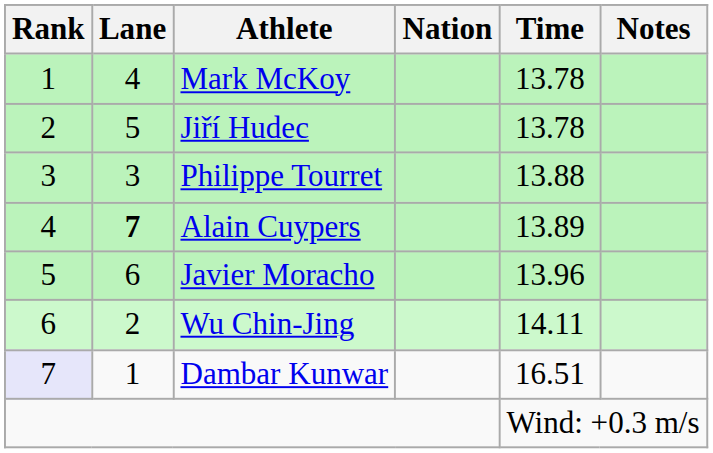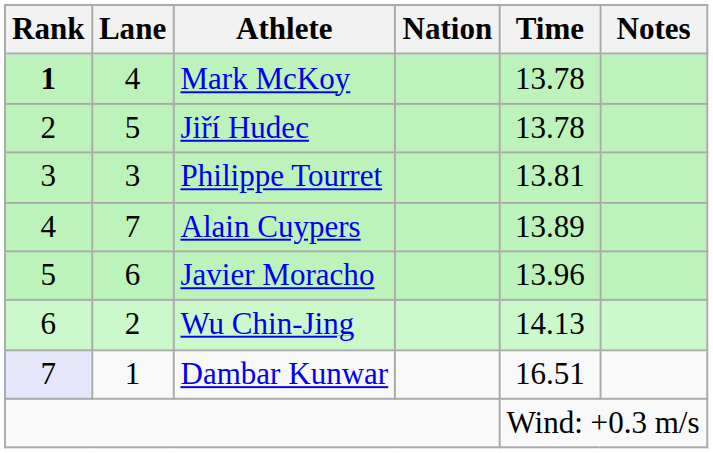(48, 78) normal -> (48, 78) bold
(550, 176) 13.88 -> (550, 176) 13.81
(133, 226) bold -> (133, 226) normal
(550, 324) 14.11 -> (550, 324) 14.13
